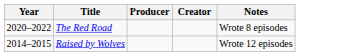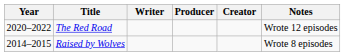+ column: (150, 12)
(253, 28) Wrote 8 episodes -> (301, 28) Wrote 12 episodes
(256, 43) Wrote 12 episodes -> (298, 43) Wrote 8 episodes
